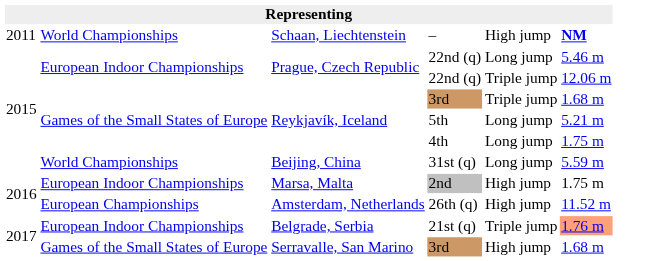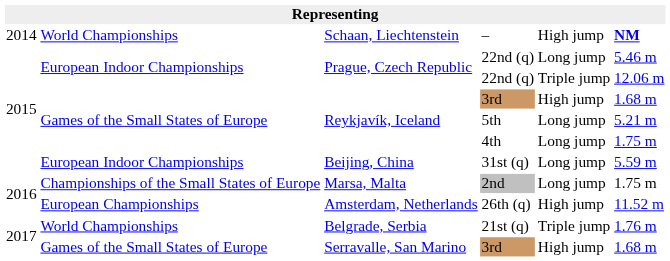(21, 35) 2011 -> (21, 35) 2014
(521, 99) Triple jump -> (571, 99) High jump
(109, 162) World Championships -> (142, 162) European Indoor Championships
(142, 183) European Indoor Championships -> (180, 183) Championships of the Small States of Europe
(518, 183) High jump -> (572, 183) Long jump
(142, 225) European Indoor Championships -> (109, 225) World Championships
(583, 225) lightsalmon background -> (635, 225) no background
